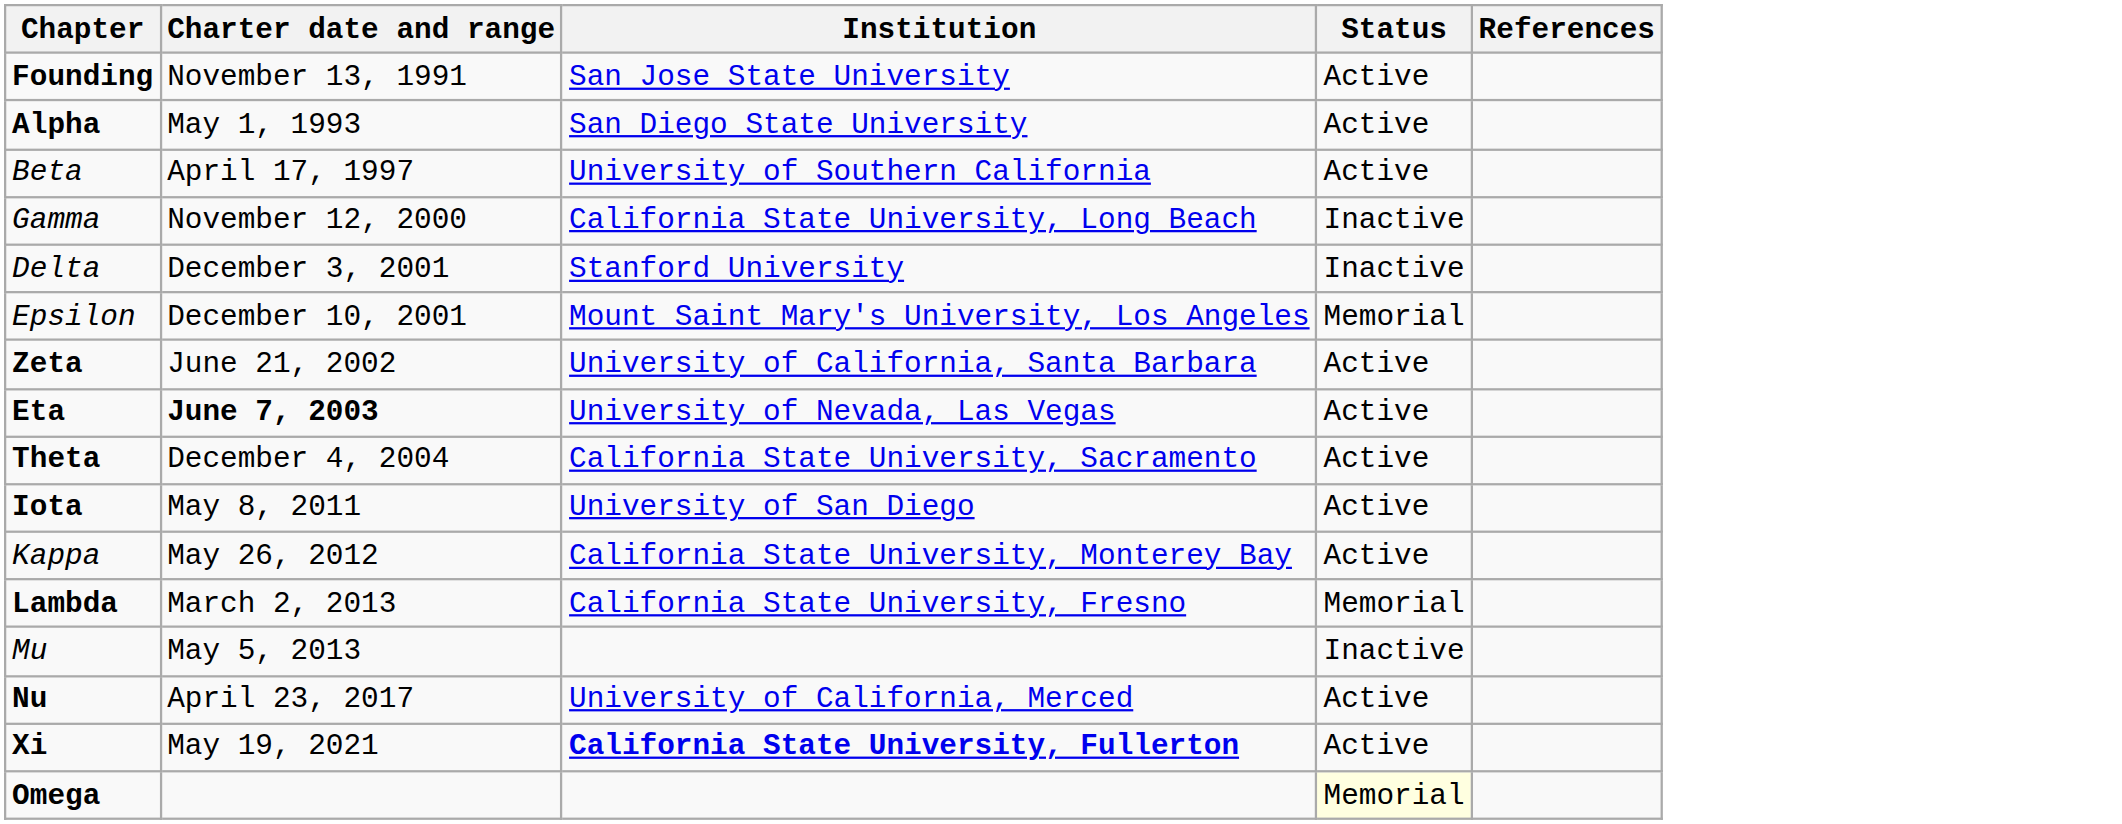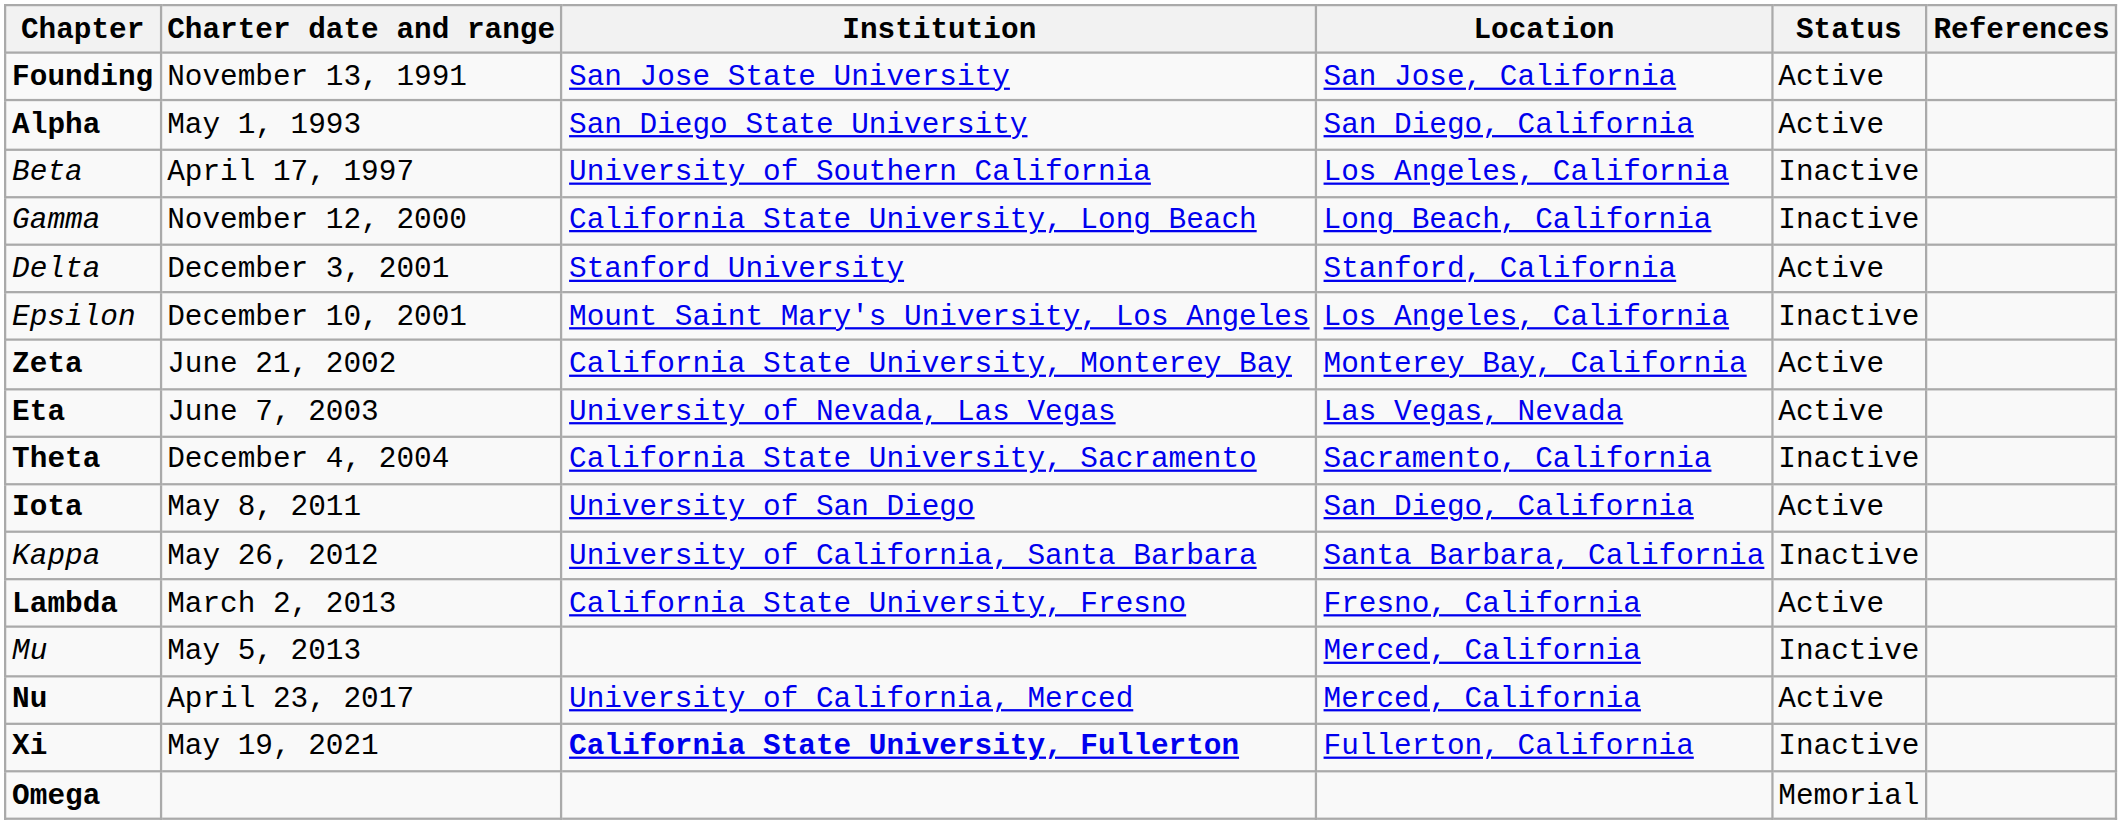+ column: (1544, 29)
(1376, 173) Active -> (1849, 173) Inactive
(1394, 268) Inactive -> (1831, 268) Active
(1394, 316) Memorial -> (1849, 316) Inactive
(913, 364) University of California, Santa Barbara -> (931, 364) California State University, Monterey Bay
(273, 412) bold -> (273, 412) normal
(1376, 460) Active -> (1849, 460) Inactive
(931, 556) California State University, Monterey Bay -> (913, 556) University of California, Santa Barbara
(1376, 556) Active -> (1849, 556) Inactive
(1394, 604) Memorial -> (1831, 604) Active
(1376, 747) Active -> (1849, 747) Inactive
(1394, 795) lightyellow background -> (1849, 795) no background
